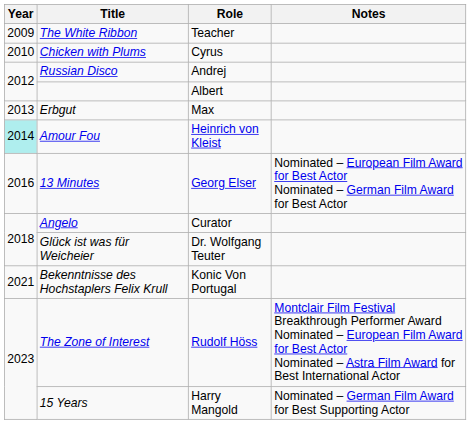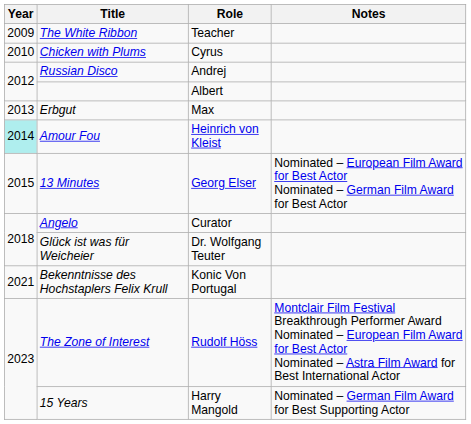(21, 183) 2016 -> (21, 183) 2015
